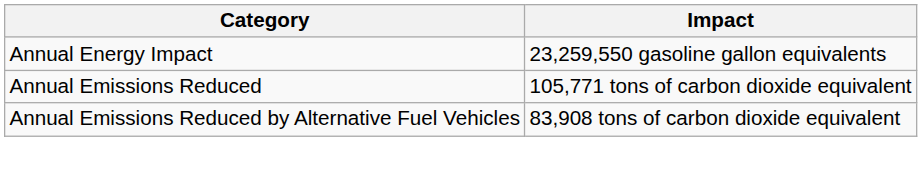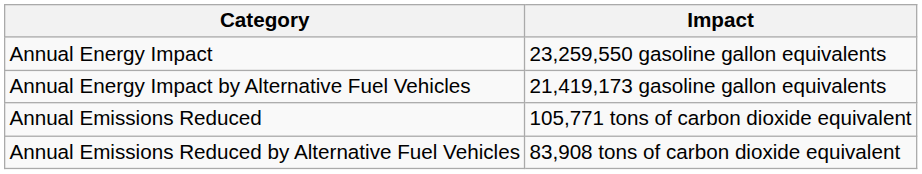+ row: (240, 86)
